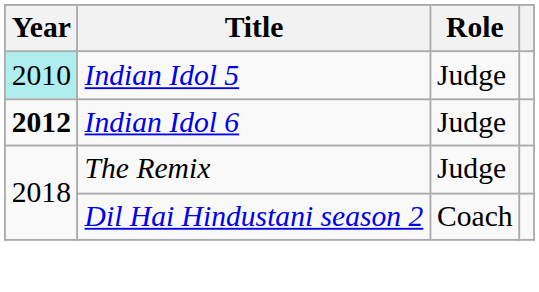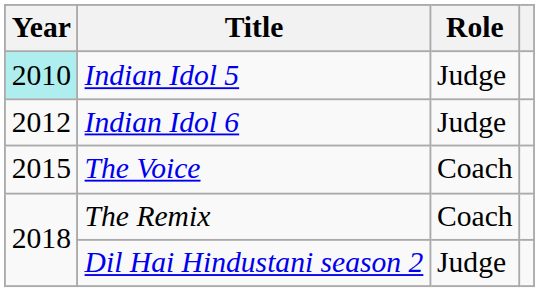(41, 121) bold -> (41, 121) normal
+ row: (143, 168)
(472, 168) Judge -> (475, 215) Coach
(475, 215) Coach -> (472, 262) Judge
